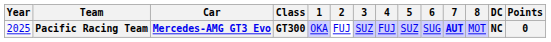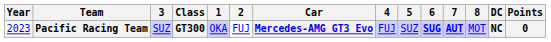columns swapped: (212, 13) <-> (364, 13)
(19, 29) 2025 -> (19, 29) 2023
(432, 29) normal -> (432, 29) bold
